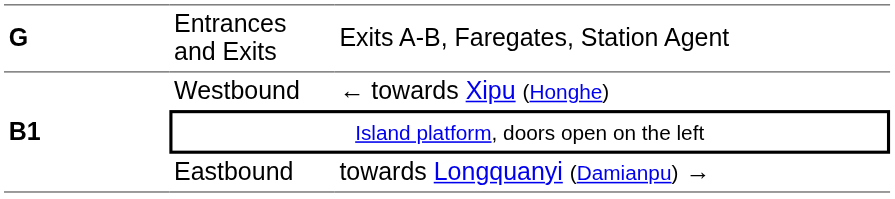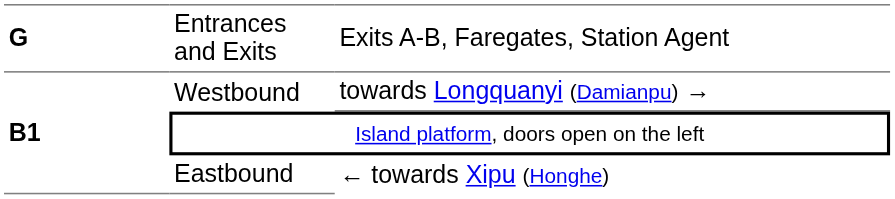(474, 91) ← towards Xipu (Honghe) -> (525, 91) towards Longquanyi (Damianpu) →
(525, 172) towards Longquanyi (Damianpu) → -> (474, 174) ← towards Xipu (Honghe)
